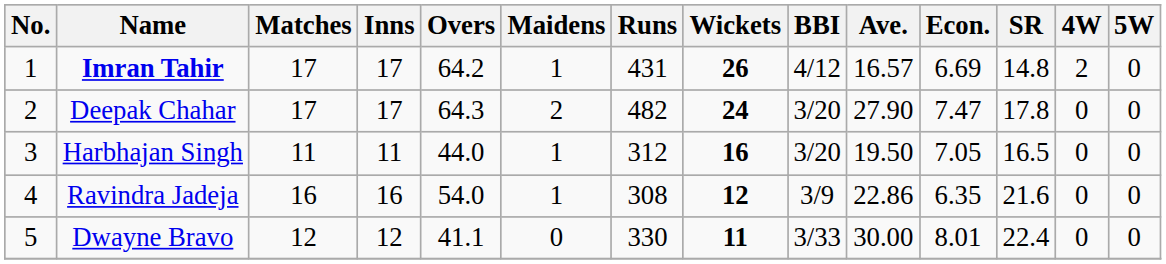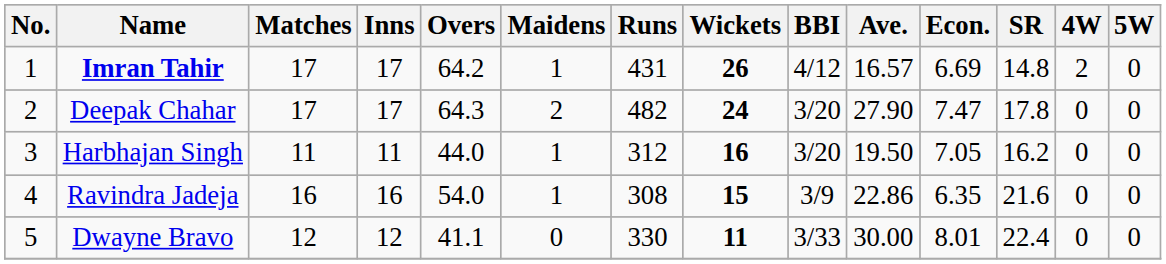(1026, 152) 16.5 -> (1026, 152) 16.2
(735, 195) 12 -> (735, 195) 15
